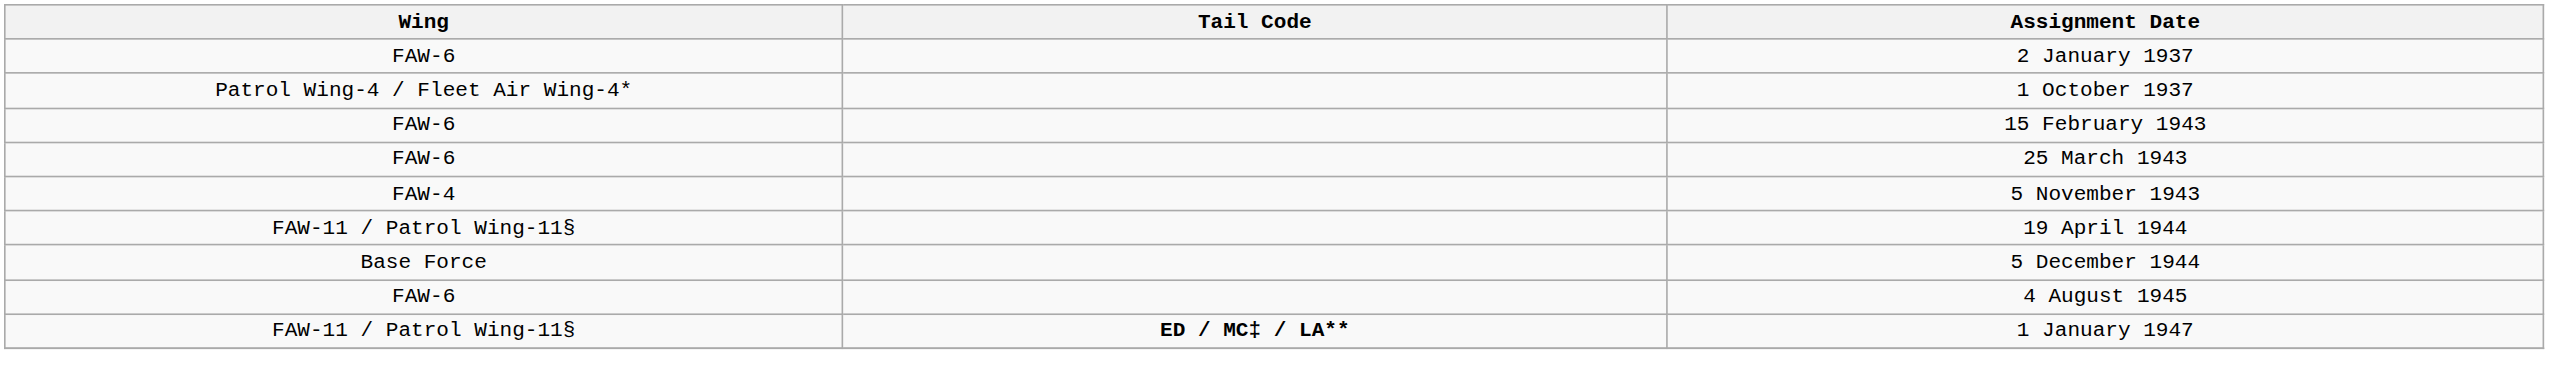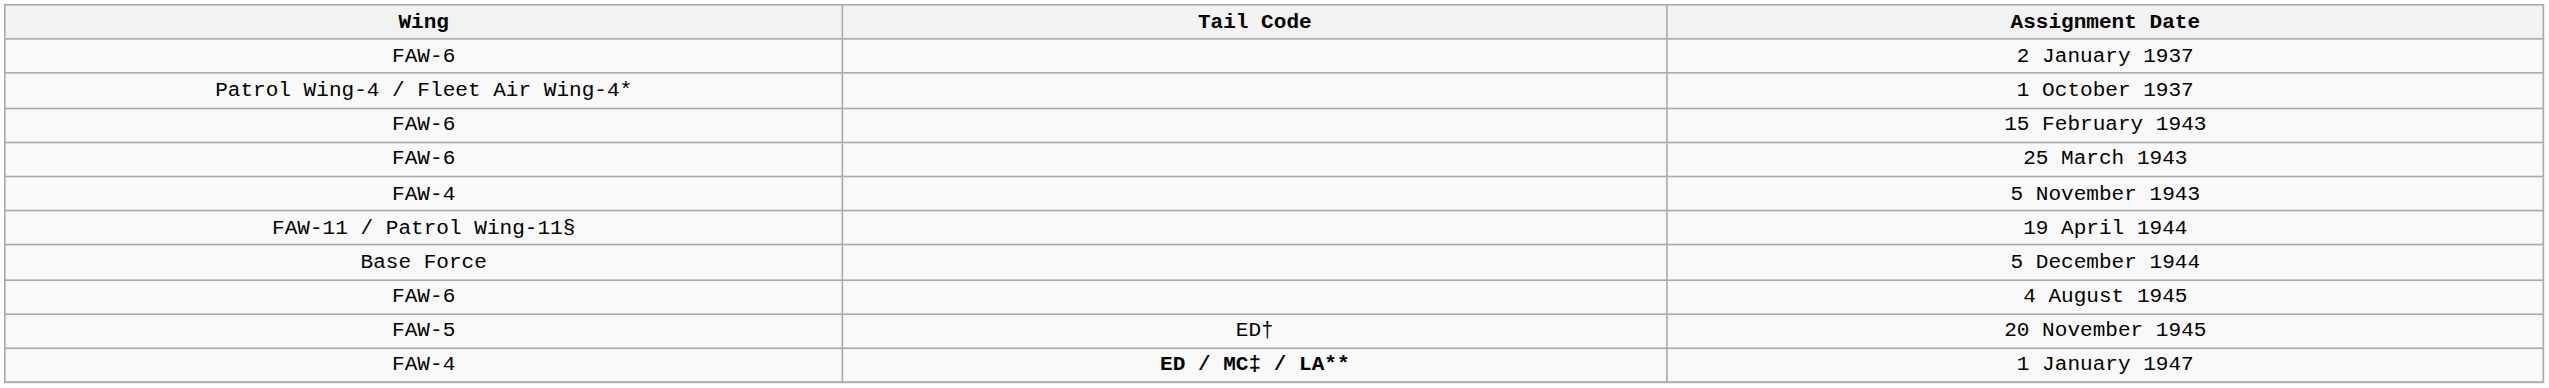+ row: (2105, 331)
(424, 331) FAW-11 / Patrol Wing-11§ -> (424, 365) FAW-4
